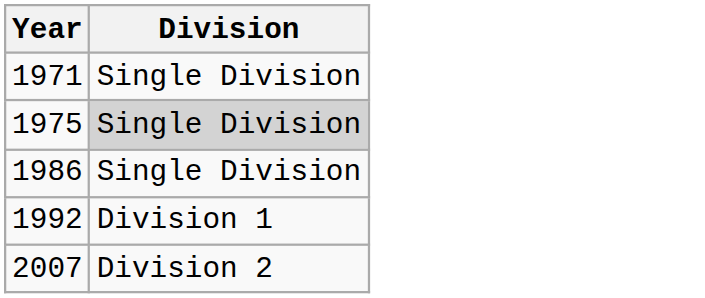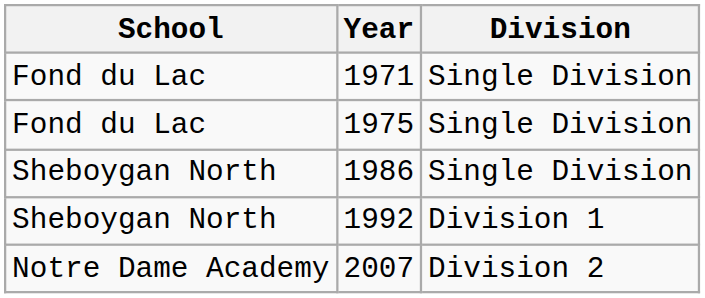+ column: (171, 29)
(229, 125) lightgrey background -> (560, 125) no background
